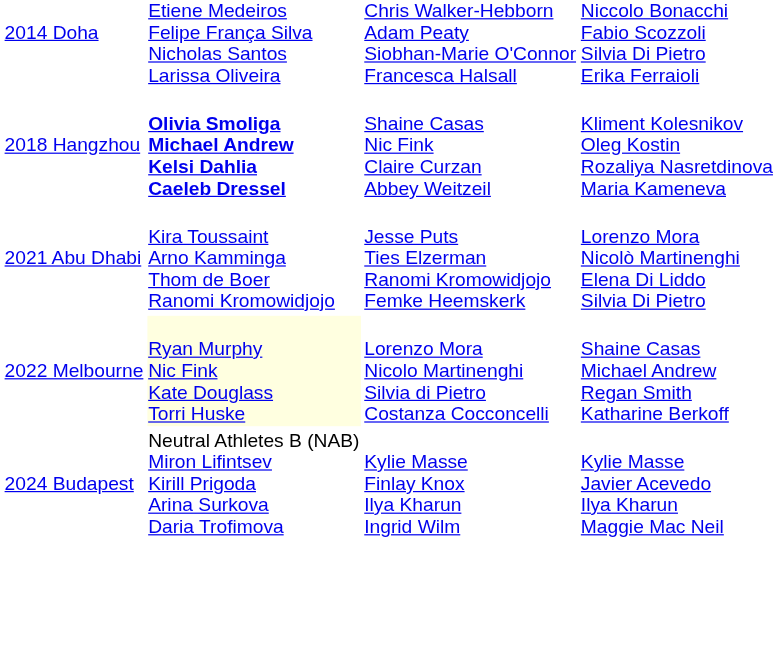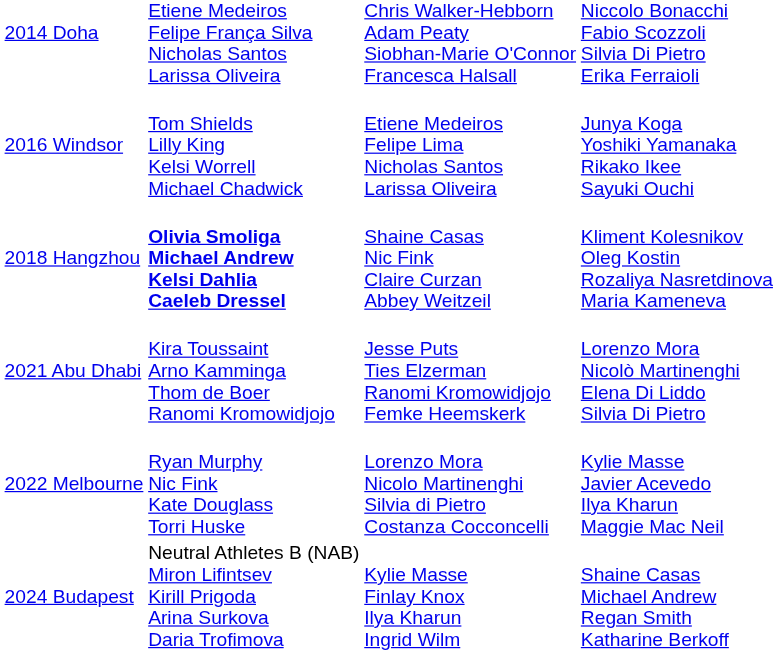+ row: (64, 145)
(211, 381) lightyellow background -> (211, 494) no background
(655, 381) Shaine Casas Michael Andrew Regan Smith Katharine Berkoff -> (652, 494) Kylie Masse Javier Acevedo Ilya Kharun Maggie Mac Neil
(652, 494) Kylie Masse Javier Acevedo Ilya Kharun Maggie Mac Neil -> (655, 607) Shaine Casas Michael Andrew Regan Smith Katharine Berkoff
